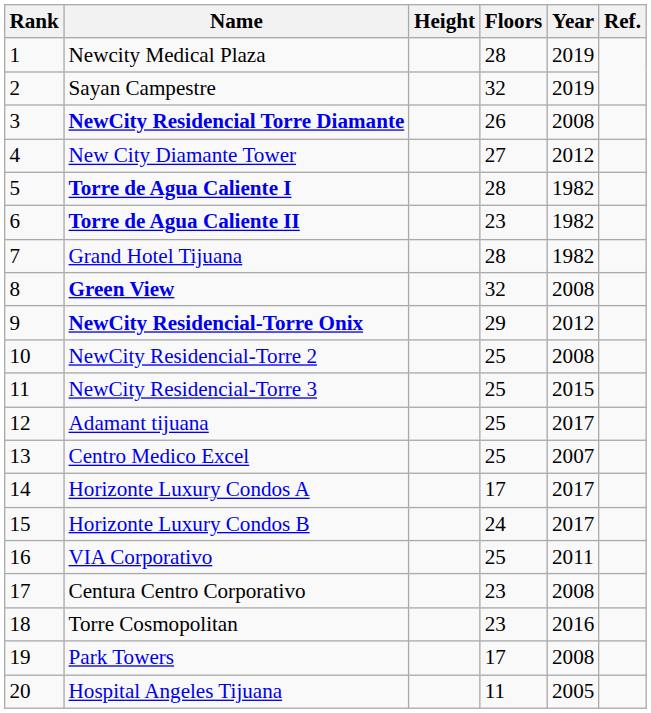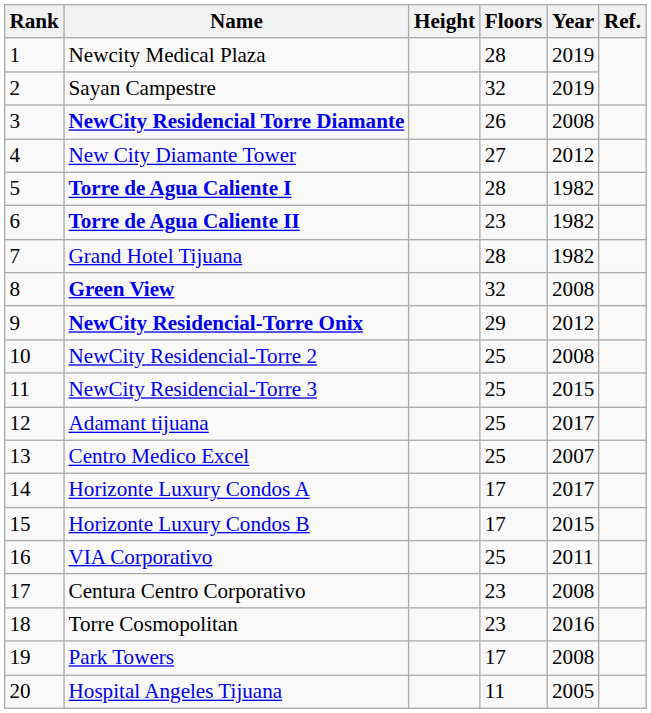(495, 523) 24 -> (495, 523) 17
(573, 523) 2017 -> (573, 523) 2015
